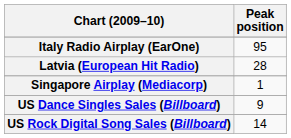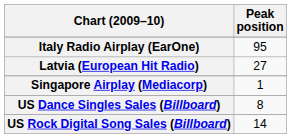(260, 66) 28 -> (260, 66) 27
(260, 104) 9 -> (260, 104) 8
